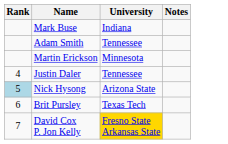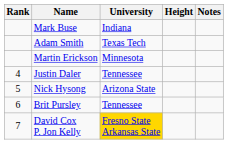+ column: (179, 12)
(122, 43) Tennessee -> (124, 43) Texas Tech
(18, 89) lightblue background -> (18, 89) no background
(124, 105) Texas Tech -> (122, 105) Tennessee
